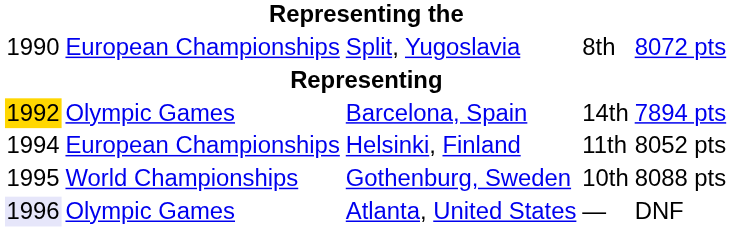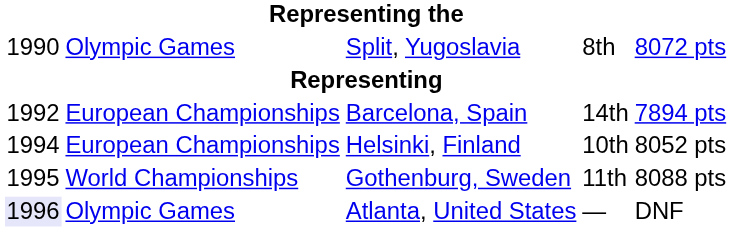(203, 47) European Championships -> (150, 47) Olympic Games
(33, 112) gold background -> (33, 112) no background
(150, 112) Olympic Games -> (203, 112) European Championships
(605, 145) 11th -> (606, 145) 10th
(606, 178) 10th -> (605, 178) 11th
